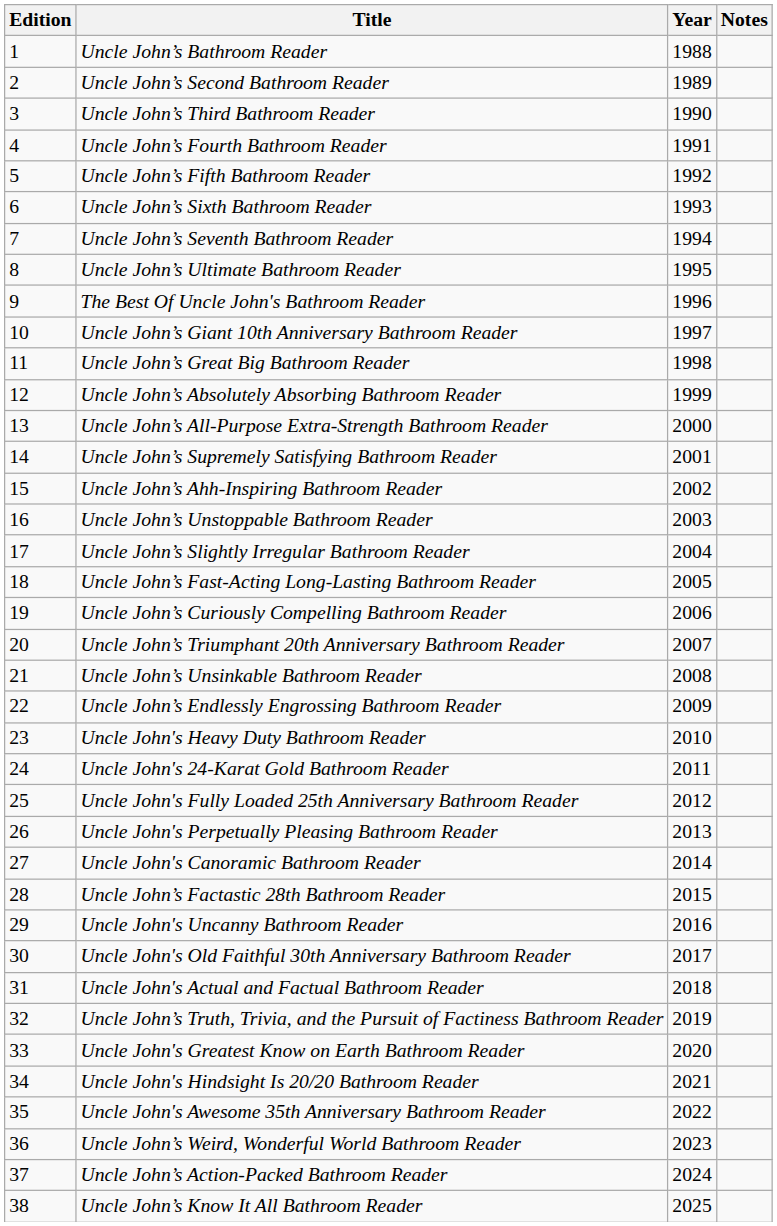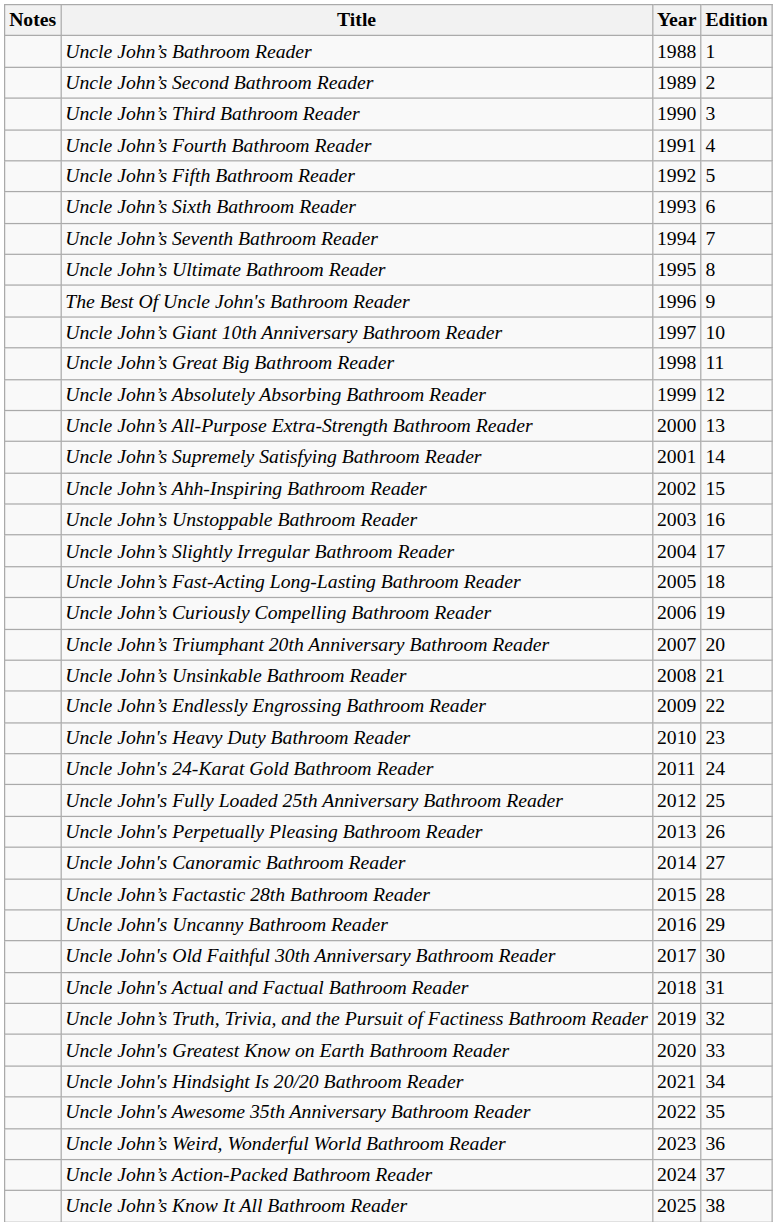columns swapped: (40, 20) <-> (744, 20)
